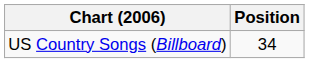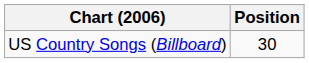(267, 44) 34 -> (267, 44) 30
